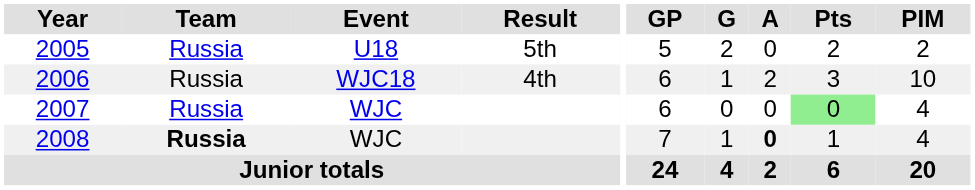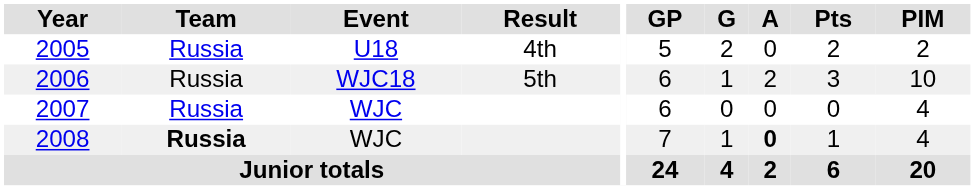(540, 49) 5th -> (540, 49) 4th
(540, 79) 4th -> (540, 79) 5th
(833, 109) lightgreen background -> (833, 109) no background
